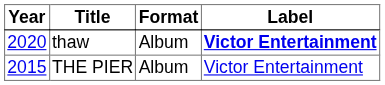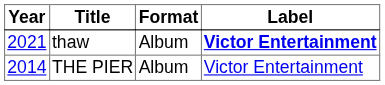(27, 42) 2020 -> (27, 42) 2021
(27, 67) 2015 -> (27, 67) 2014
